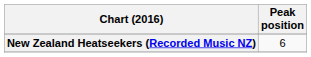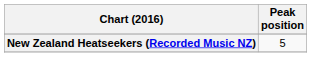(283, 43) 6 -> (283, 43) 5
